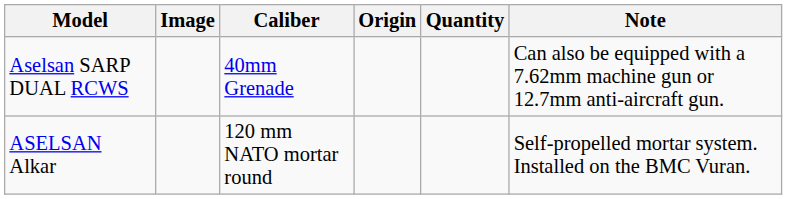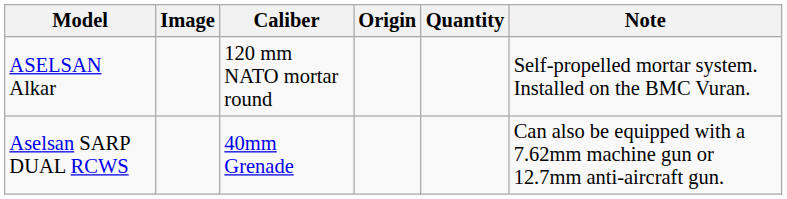rows swapped: (70, 76) <-> (55, 154)
